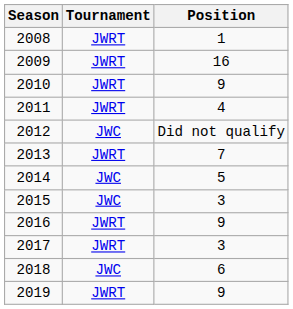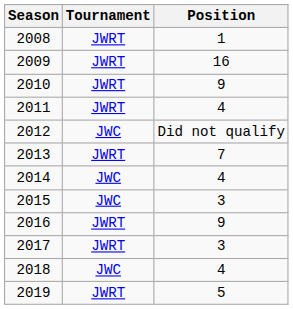(221, 178) 5 -> (221, 178) 4
(221, 270) 6 -> (221, 270) 4
(221, 293) 9 -> (221, 293) 5
